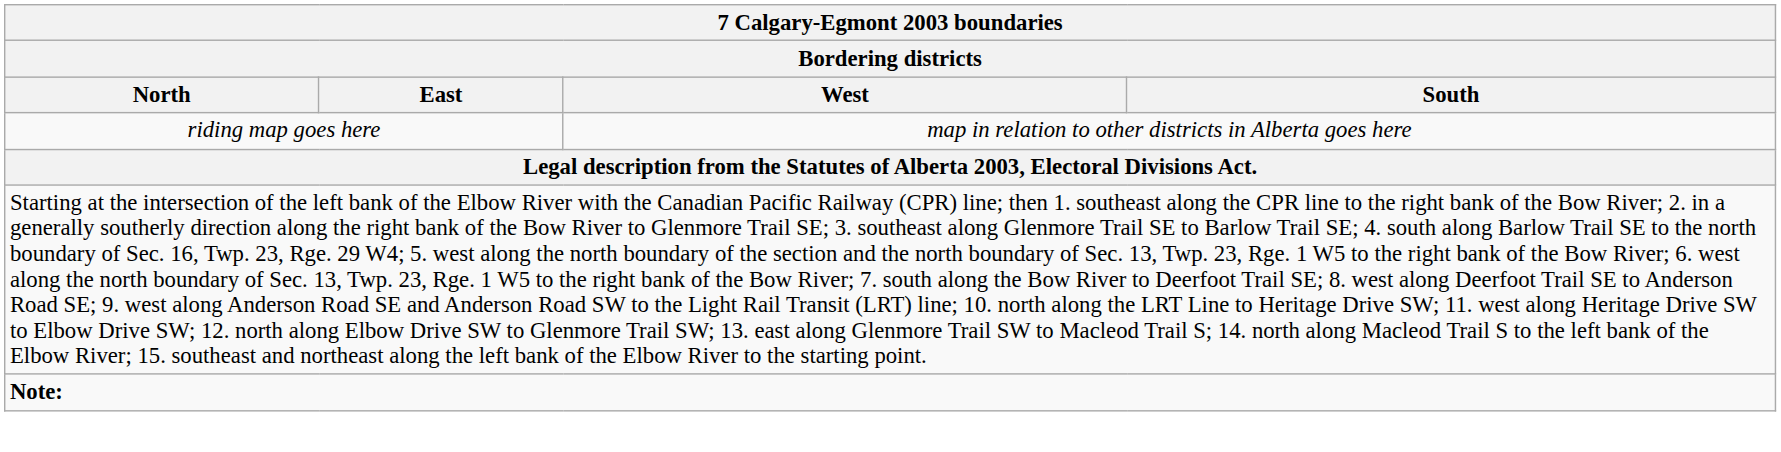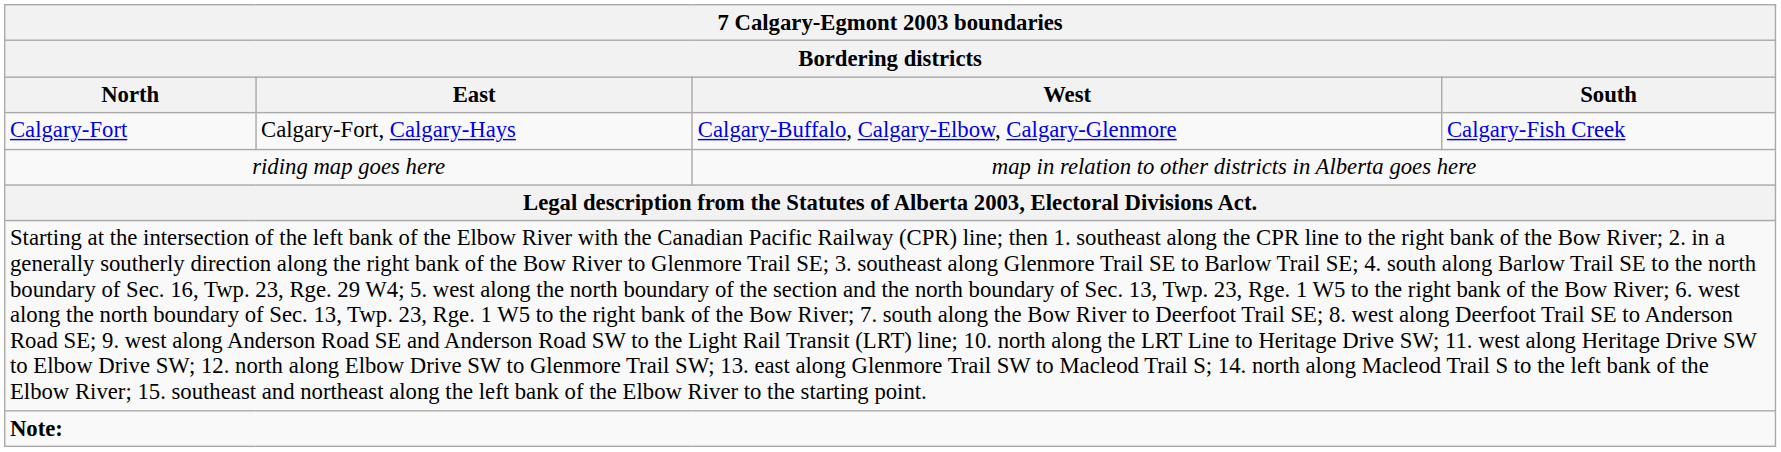+ row: (69, 130)
